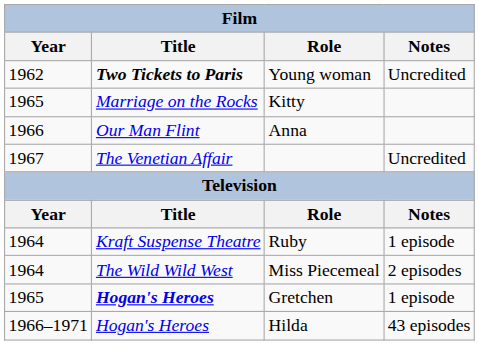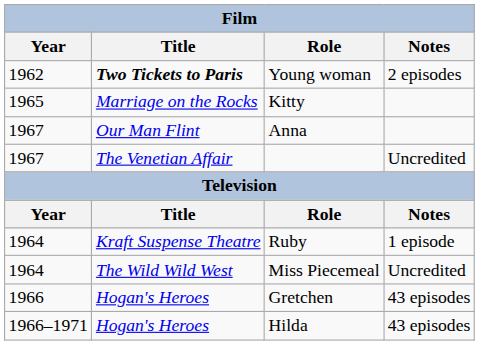(427, 74) Uncredited -> (425, 74) 2 episodes
(26, 130) 1966 -> (26, 130) 1967
(425, 269) 2 episodes -> (427, 269) Uncredited
(26, 297) 1965 -> (26, 297) 1966
(155, 297) bold -> (152, 297) normal
(421, 297) 1 episode -> (429, 297) 43 episodes
